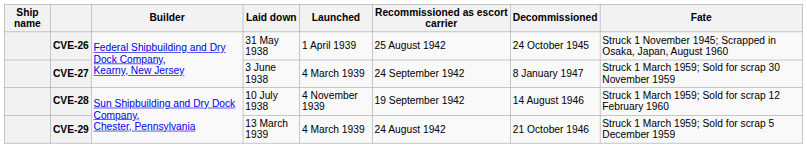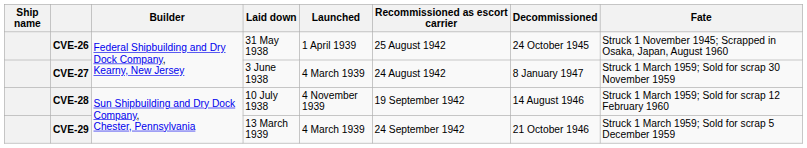(420, 73) 24 September 1942 -> (410, 73) 24 August 1942
(410, 129) 24 August 1942 -> (420, 129) 24 September 1942
